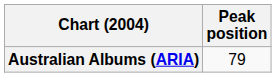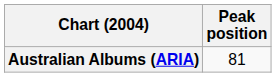(237, 59) 79 -> (237, 59) 81
